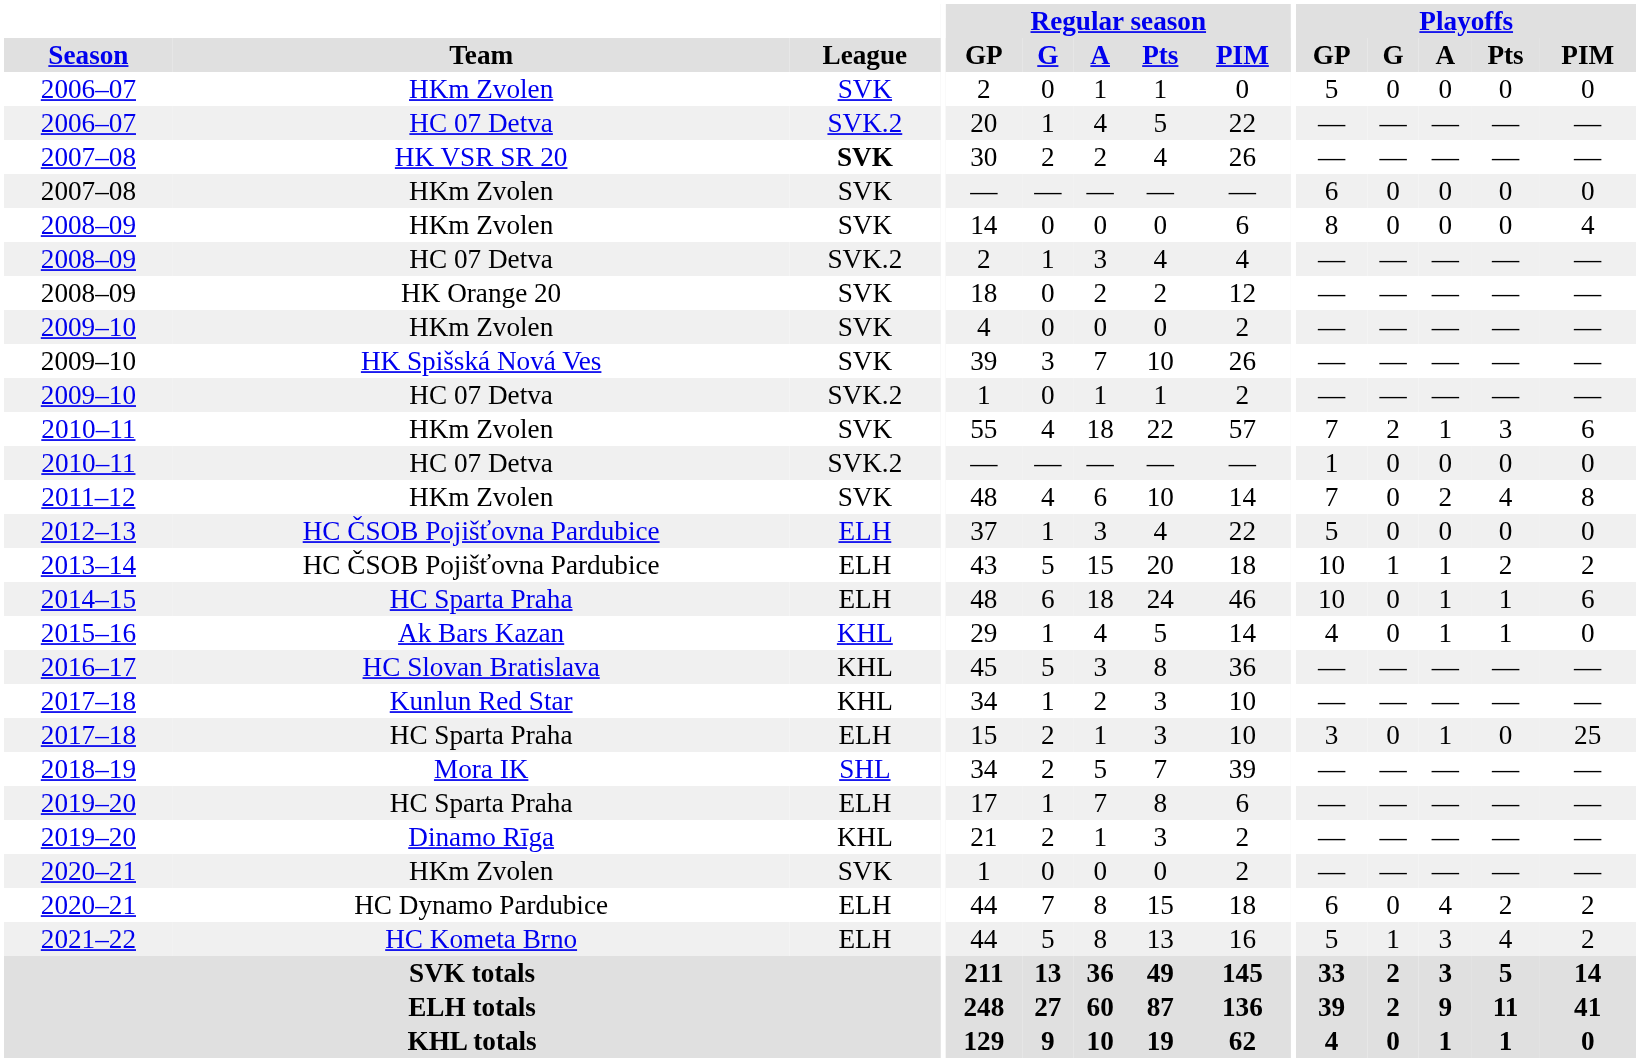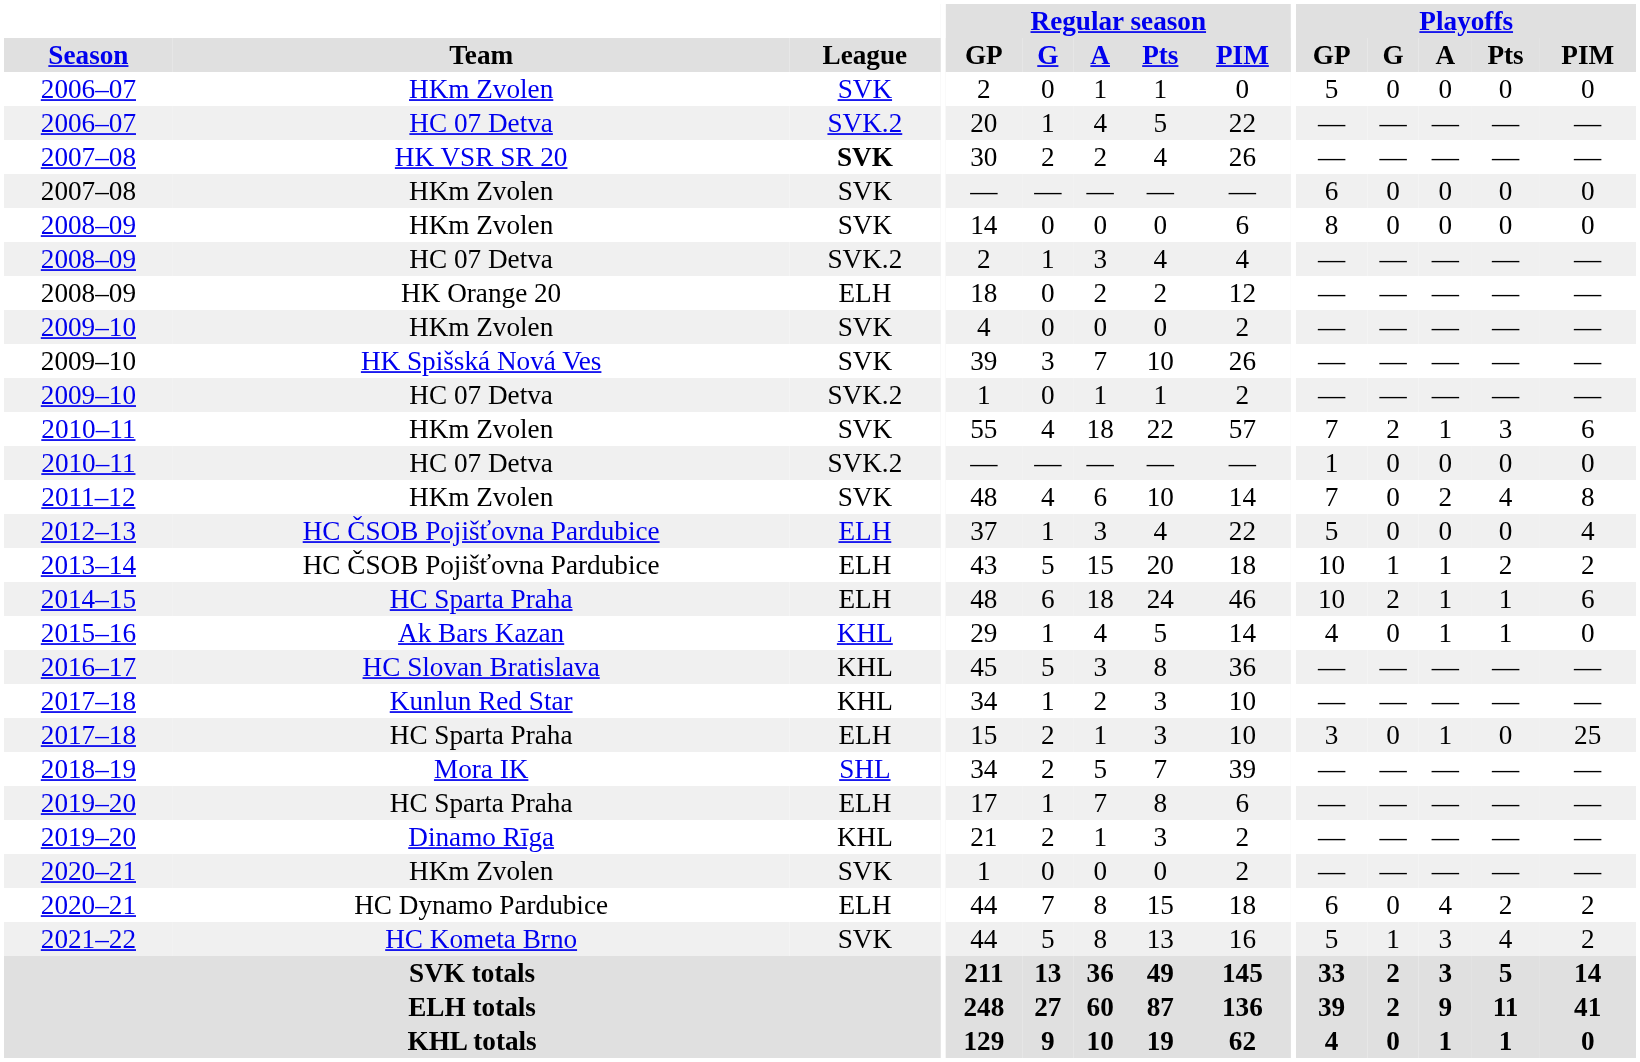(1588, 224) 4 -> (1588, 224) 0
(865, 292) SVK -> (865, 292) ELH
(1588, 530) 0 -> (1588, 530) 4
(1393, 598) 0 -> (1393, 598) 2
(865, 938) ELH -> (865, 938) SVK
